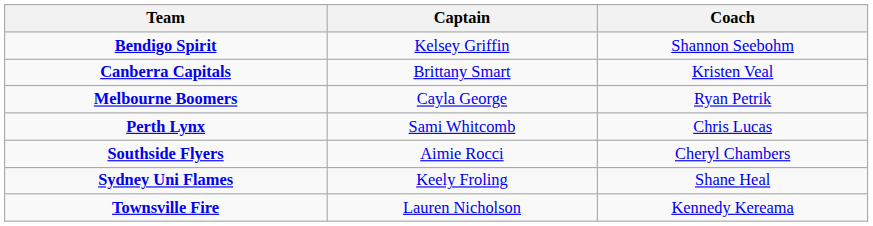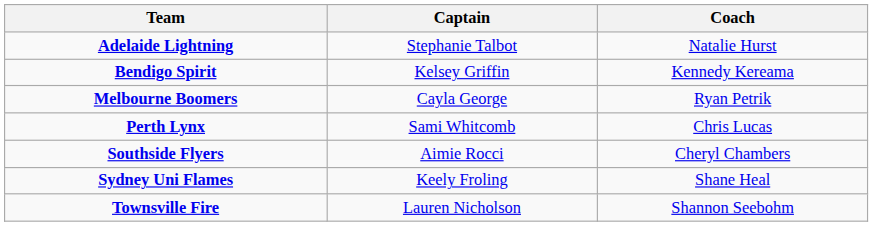+ row: (166, 45)
(733, 45) Shannon Seebohm -> (733, 72) Kennedy Kereama
- row: (166, 72)
(733, 207) Kennedy Kereama -> (733, 207) Shannon Seebohm
